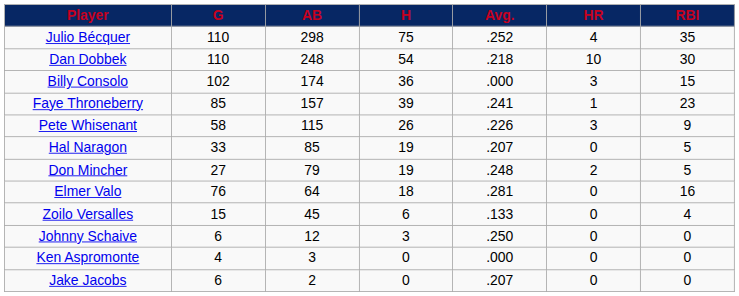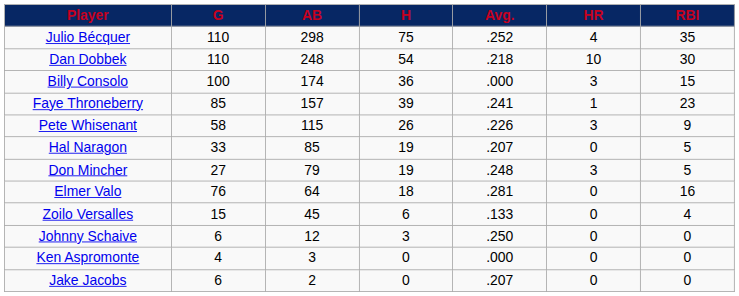(218, 81) 102 -> (218, 81) 100
(594, 170) 2 -> (594, 170) 3
